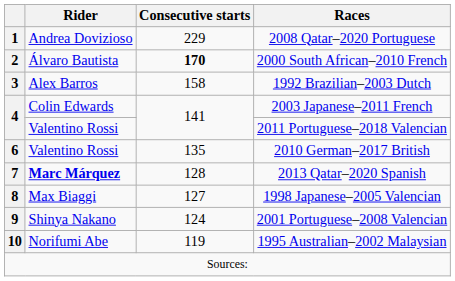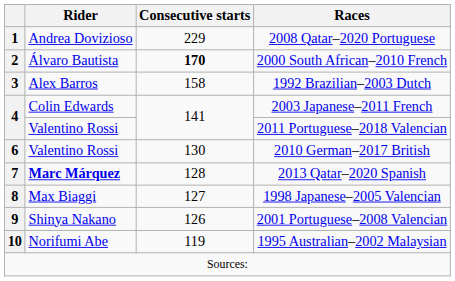(195, 151) 135 -> (195, 151) 130
(195, 219) 124 -> (195, 219) 126
